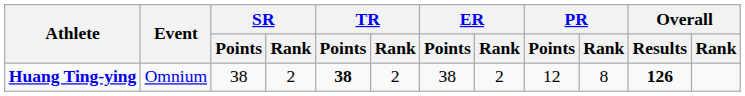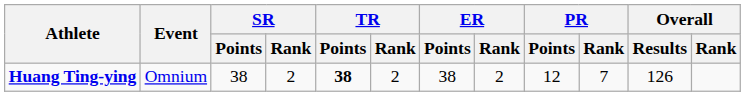(604, 77) 8 -> (604, 77) 7
(660, 77) bold -> (660, 77) normal
